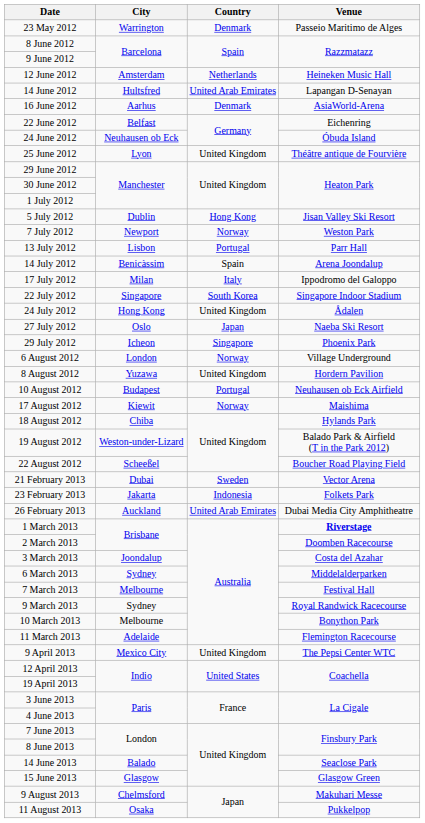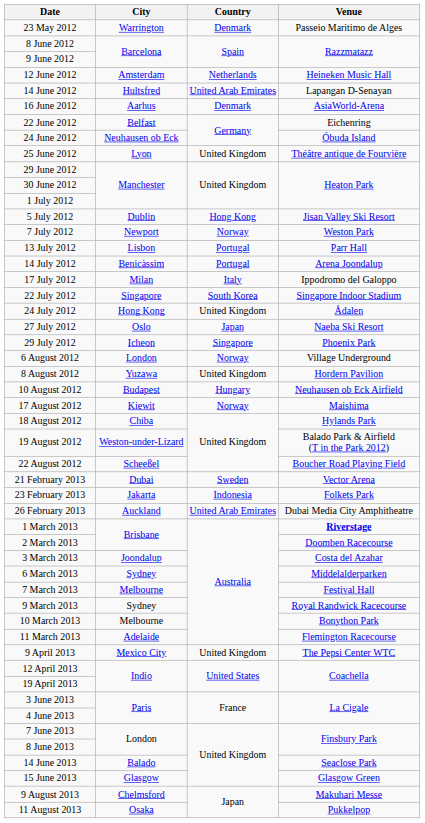(233, 264) Spain -> (233, 264) Portugal
(233, 389) Portugal -> (233, 389) Hungary
